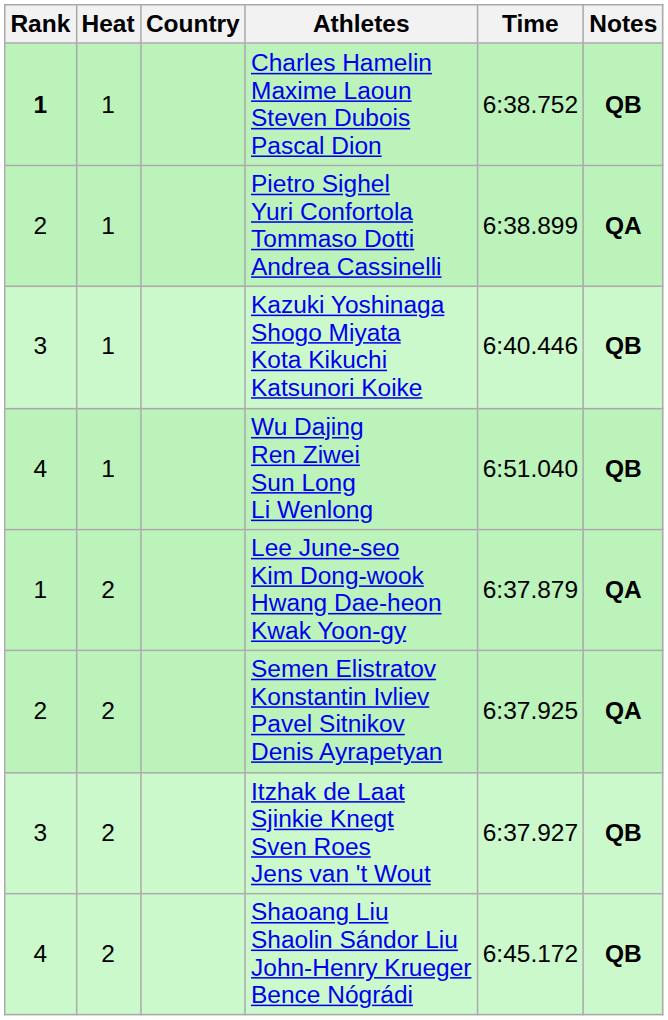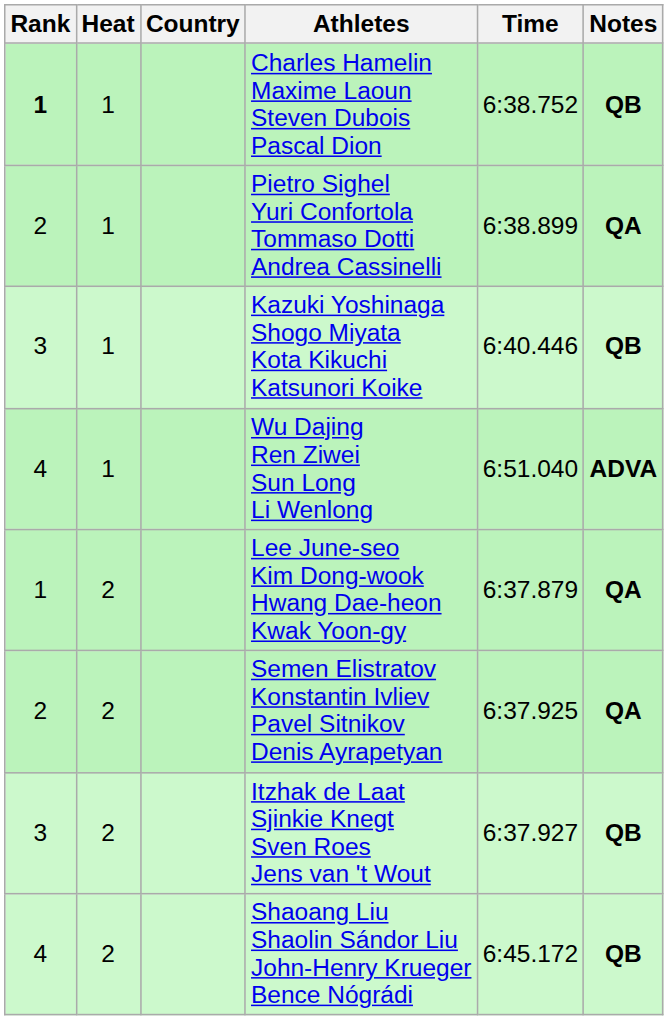(623, 468) QB -> (623, 468) ADVA
